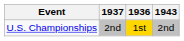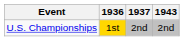columns swapped: (139, 12) <-> (113, 12)
